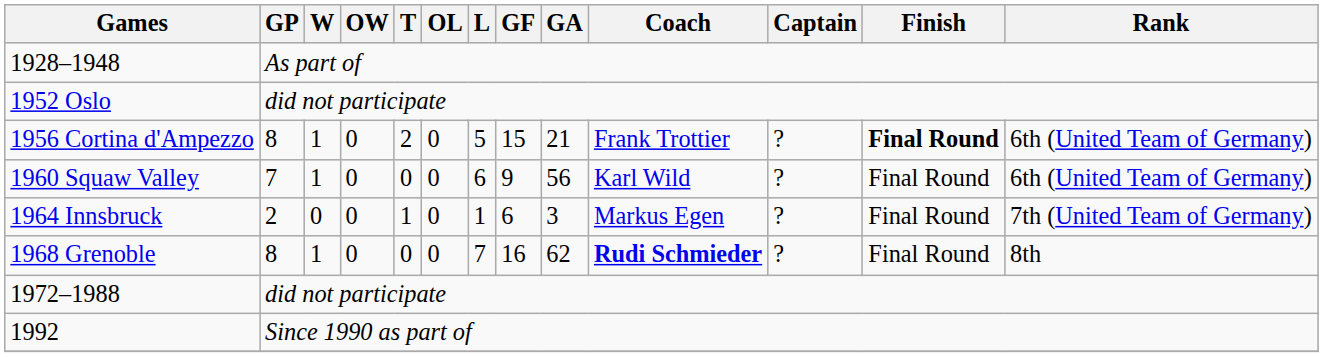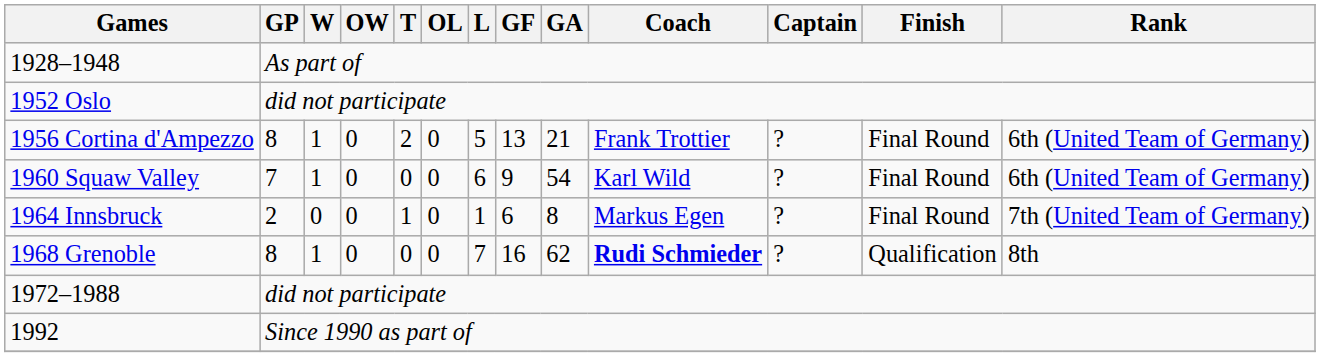(513, 139) 15 -> (513, 139) 13
(934, 139) bold -> (929, 139) normal
(558, 178) 56 -> (558, 178) 54
(552, 216) 3 -> (552, 216) 8
(929, 255) Final Round -> (933, 255) Qualification
